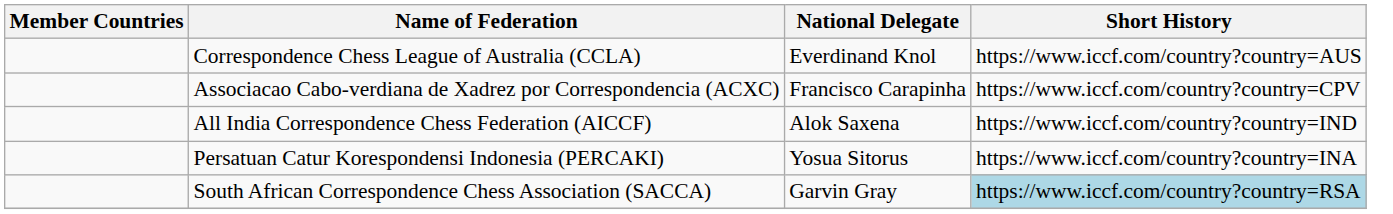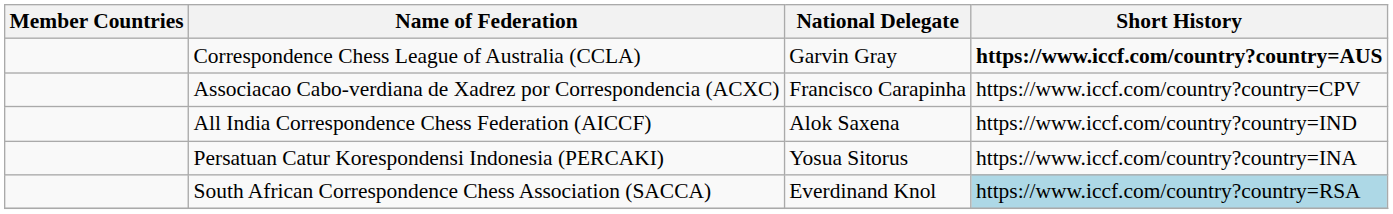(863, 55) Everdinand Knol -> (843, 55) Garvin Gray
(1169, 55) normal -> (1179, 55) bold
(843, 191) Garvin Gray -> (863, 191) Everdinand Knol
